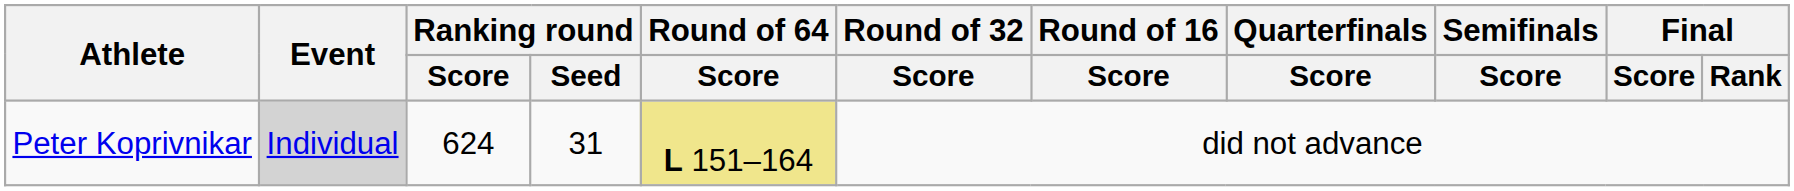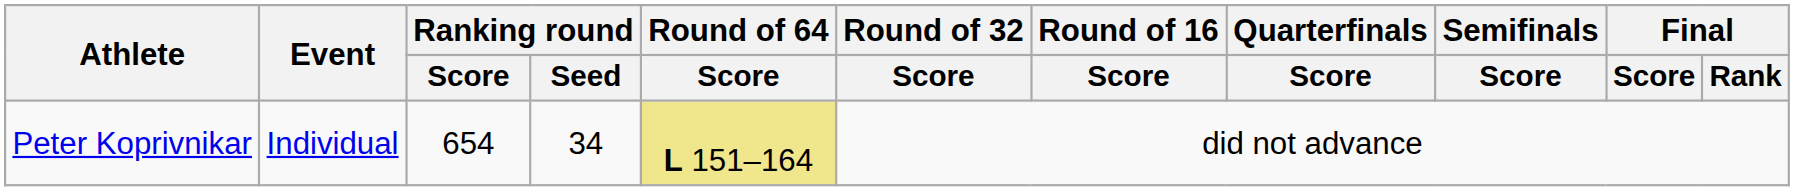(333, 143) lightgrey background -> (333, 143) no background
(468, 143) 624 -> (468, 143) 654
(586, 143) 31 -> (586, 143) 34
